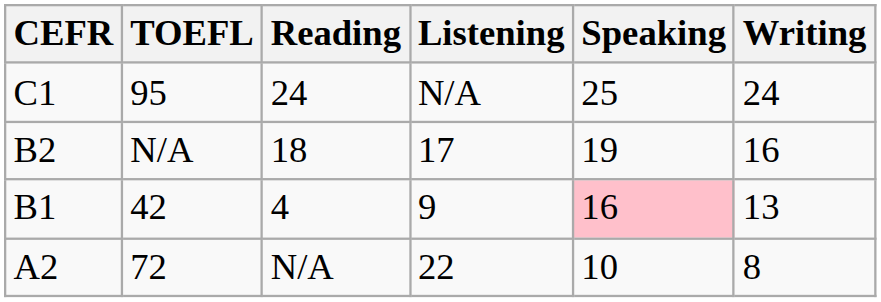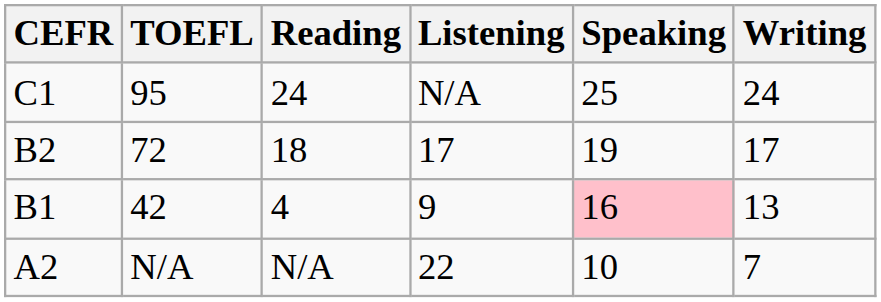(162, 149) N/A -> (149, 149) 72
(761, 149) 16 -> (761, 149) 17
(149, 265) 72 -> (162, 265) N/A
(752, 265) 8 -> (752, 265) 7
